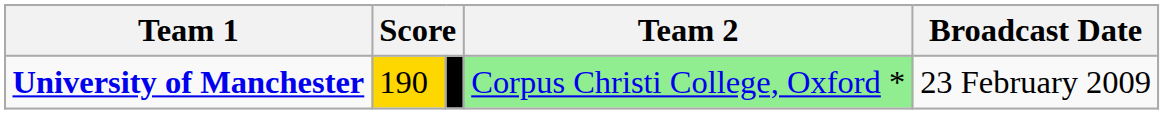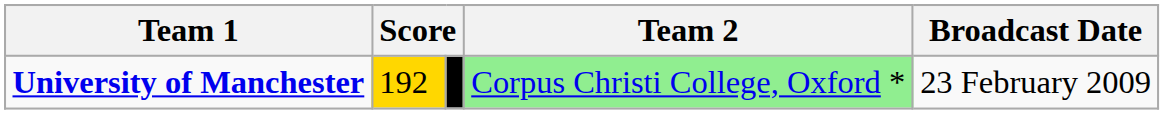(404, 81) 190 -> (404, 81) 192
